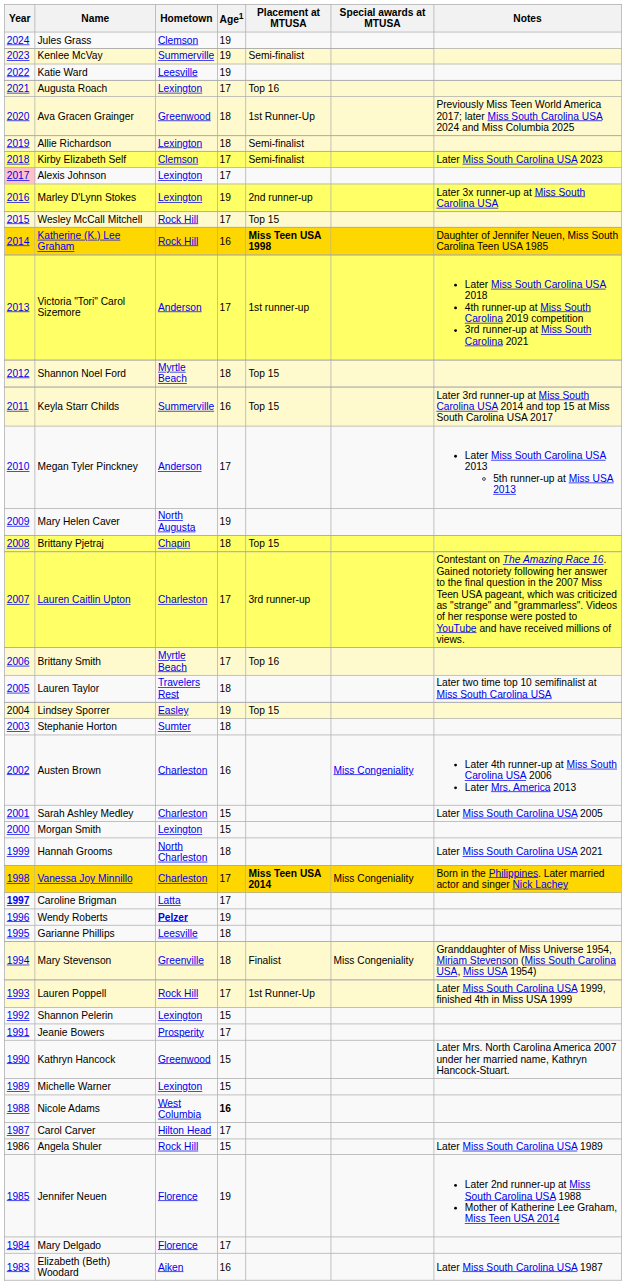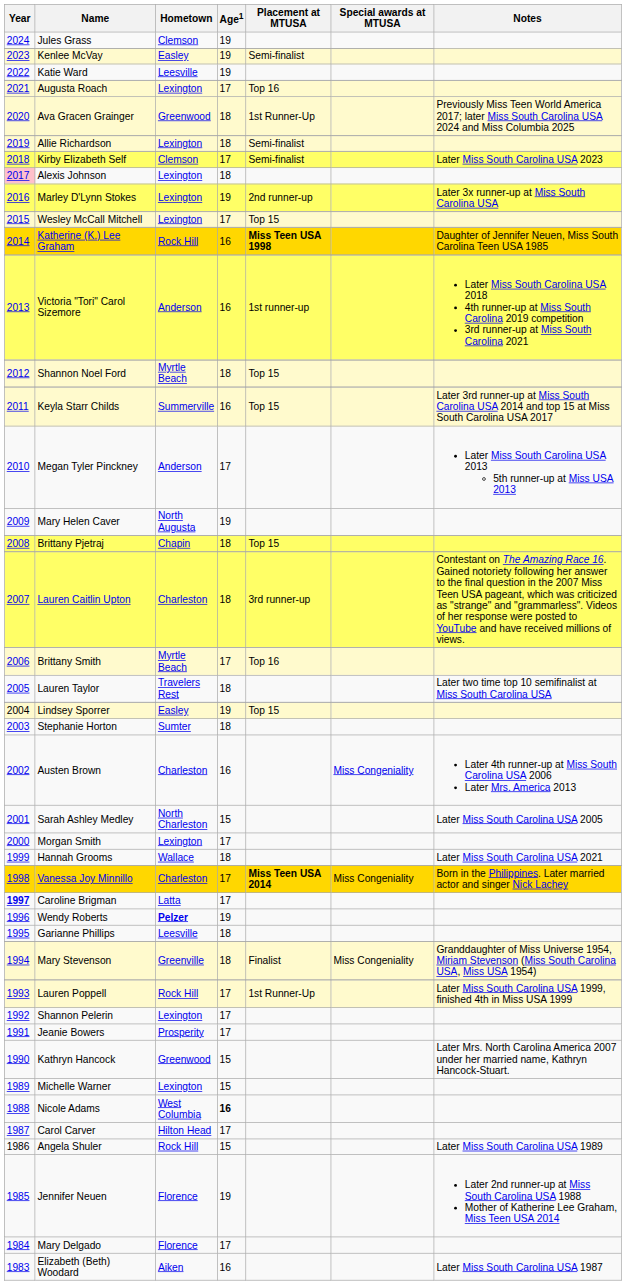(186, 56) Summerville -> (173, 56) Easley
(225, 176) 17 -> (225, 176) 18
(178, 220) Rock Hill -> (180, 220) Lexington
(225, 308) 17 -> (225, 308) 16
(225, 600) 17 -> (225, 600) 18
(183, 814) Charleston -> (183, 820) North Charleston
(225, 830) 15 -> (225, 841) 17
(183, 852) North Charleston -> (176, 858) Wallace
(225, 1016) 15 -> (225, 1016) 17
